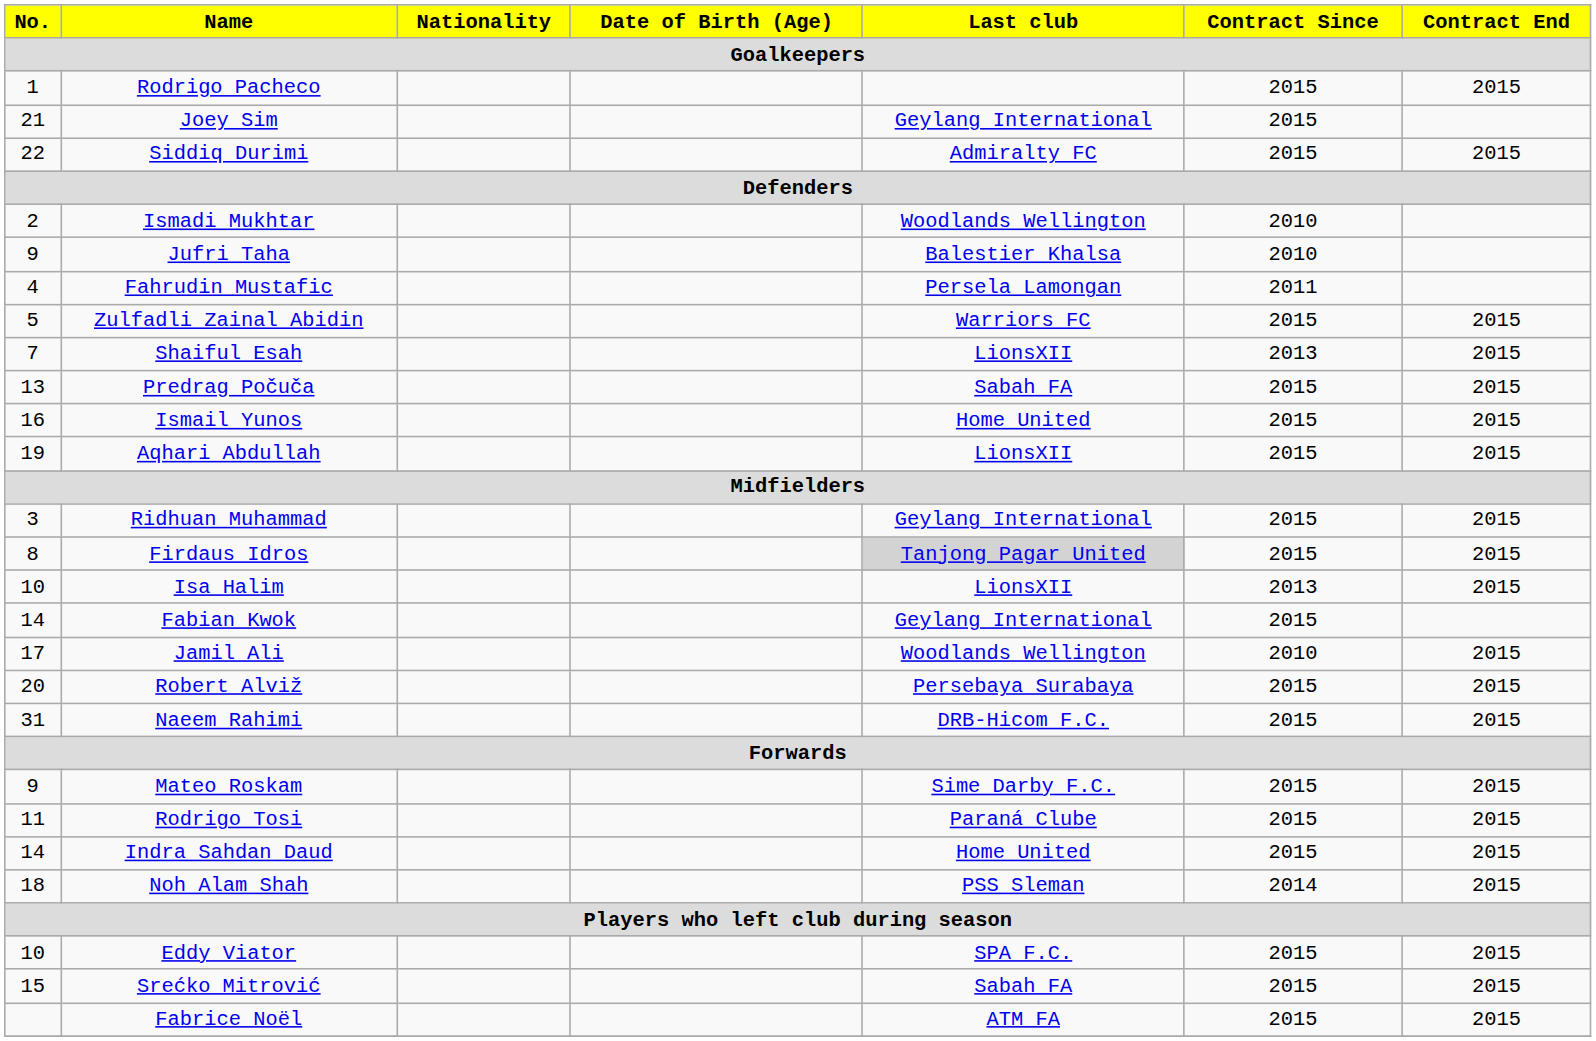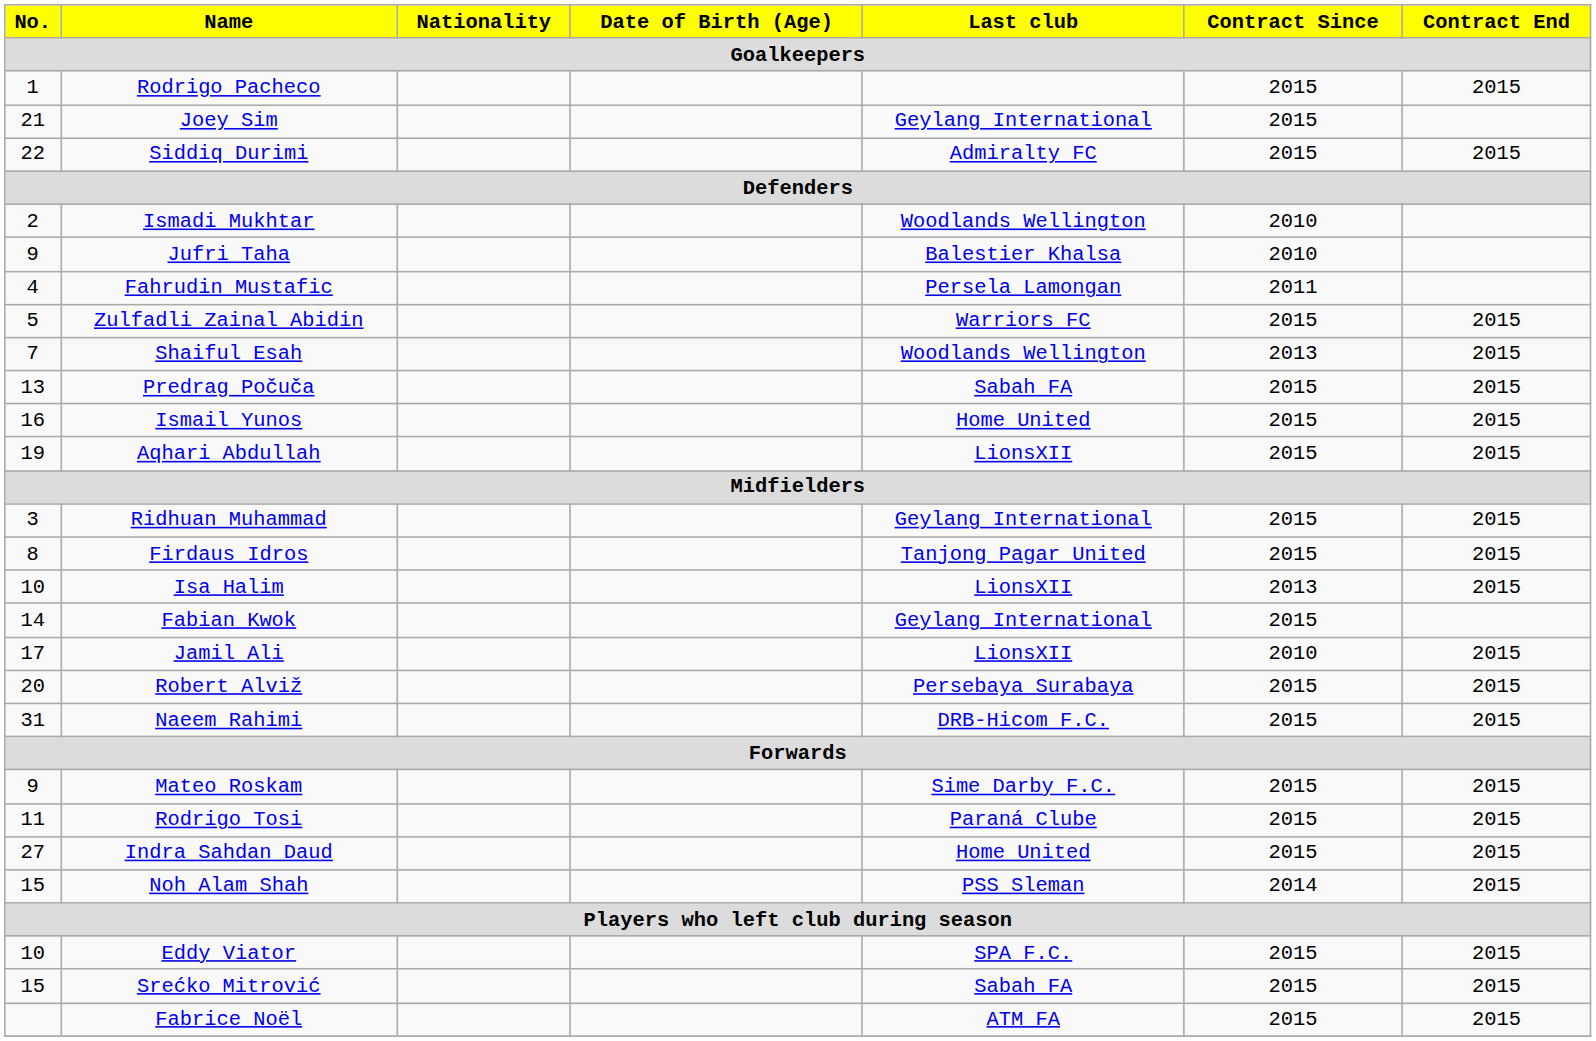(1023, 354) LionsXII -> (1023, 354) Woodlands Wellington
(1023, 554) lightgrey background -> (1023, 554) no background
(1023, 653) Woodlands Wellington -> (1023, 653) LionsXII
(33, 853) 14 -> (33, 853) 27
(33, 886) 18 -> (33, 886) 15
